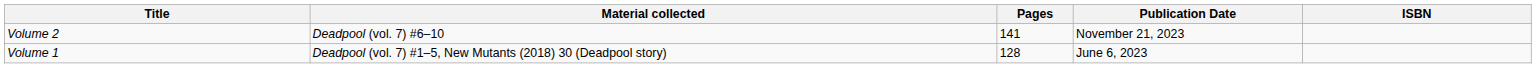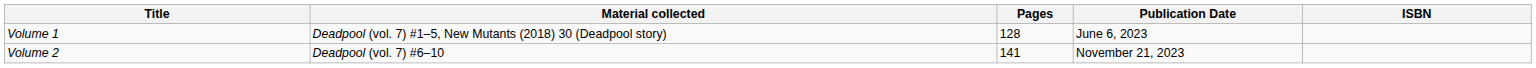rows swapped: (33, 53) <-> (33, 33)
